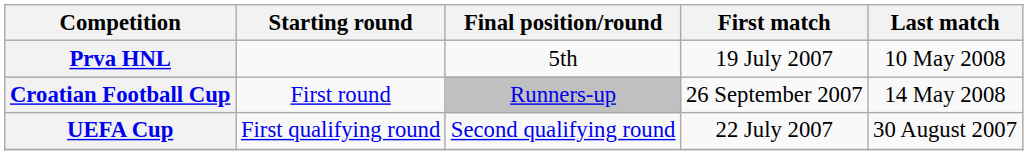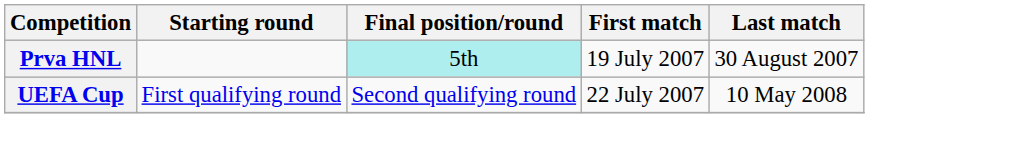(563, 58) no background -> (464, 58) paleturquoise background
(945, 58) 10 May 2008 -> (786, 58) 30 August 2007
- row: (120, 94)
(945, 130) 30 August 2007 -> (786, 94) 10 May 2008
